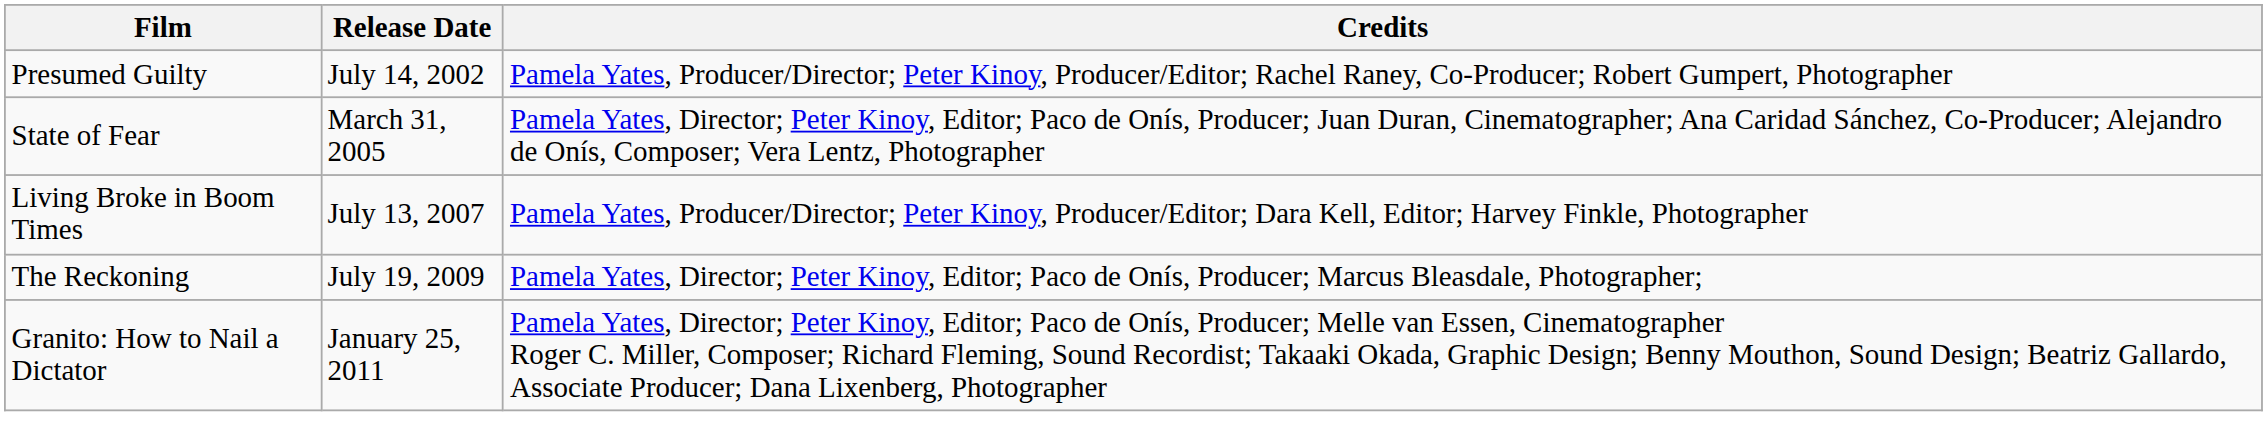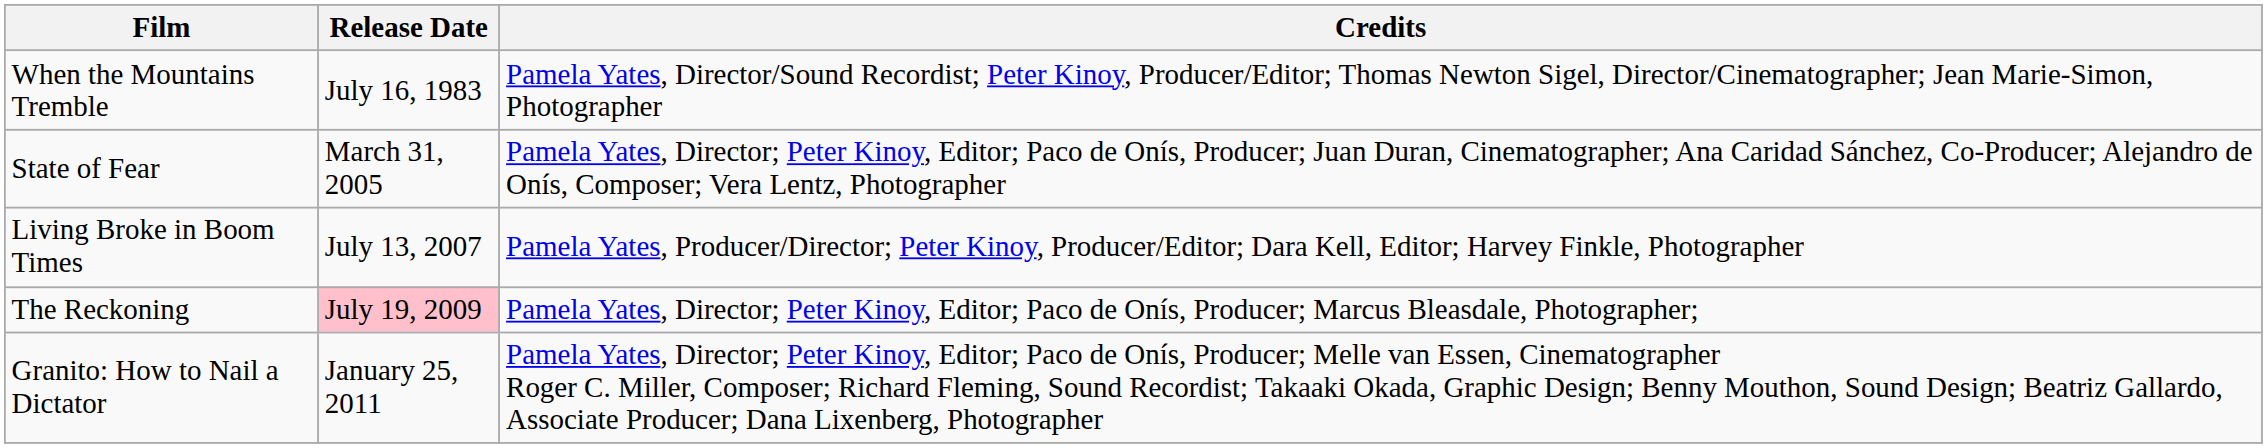+ row: (133, 89)
- row: (109, 73)
(406, 276) no background -> (403, 308) pink background
